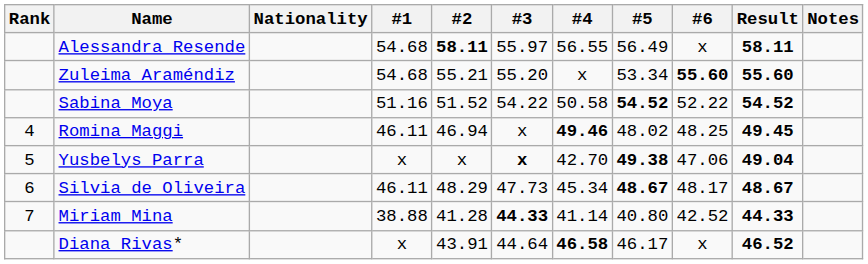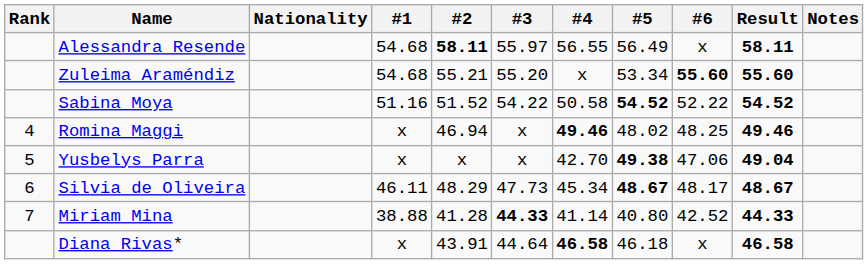(402, 131) 46.11 -> (402, 131) x
(768, 131) 49.45 -> (768, 131) 49.46
(522, 160) bold -> (522, 160) normal
(642, 244) 46.17 -> (642, 244) 46.18
(768, 244) 46.52 -> (768, 244) 46.58
